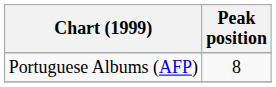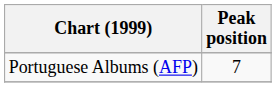(237, 67) 8 -> (237, 67) 7
